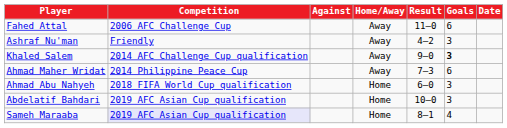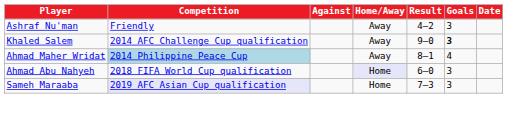- row: (37, 27)
(179, 71) no background -> (179, 56) lightblue background
(426, 71) 7–3 -> (426, 56) 8–1
(449, 71) 6 -> (449, 56) 4
(380, 86) no background -> (380, 71) lavender background
- row: (53, 101)
(426, 115) 8–1 -> (426, 86) 7–3
(449, 115) 4 -> (449, 86) 3
